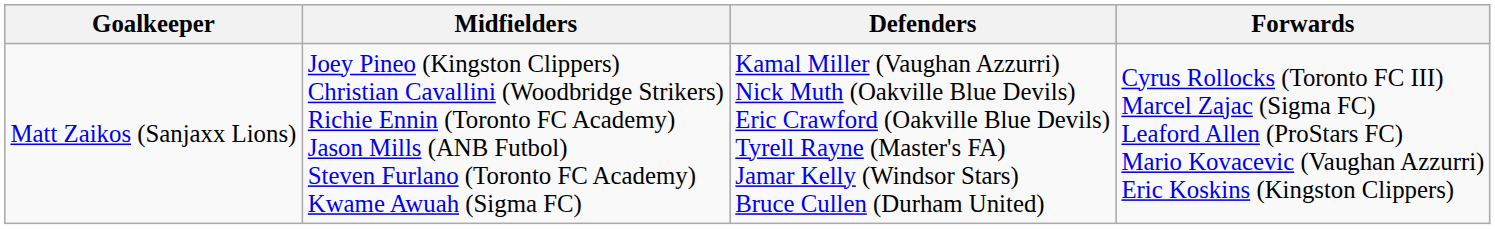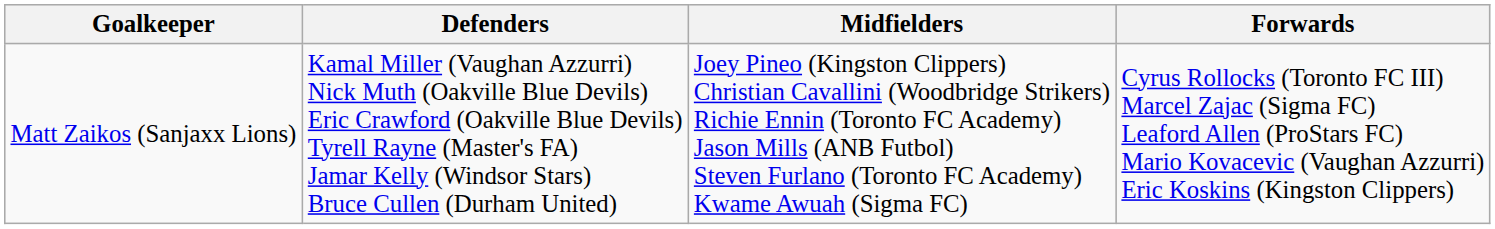columns swapped: (923, 24) <-> (516, 24)
